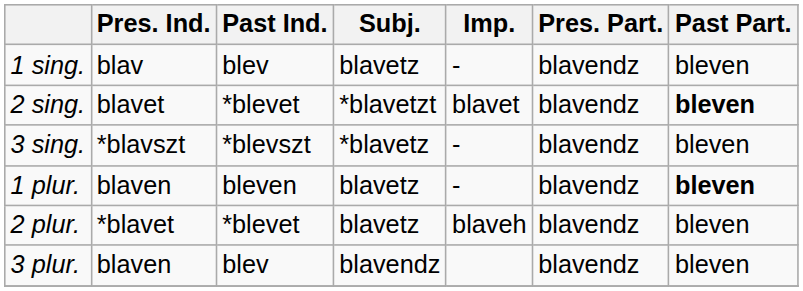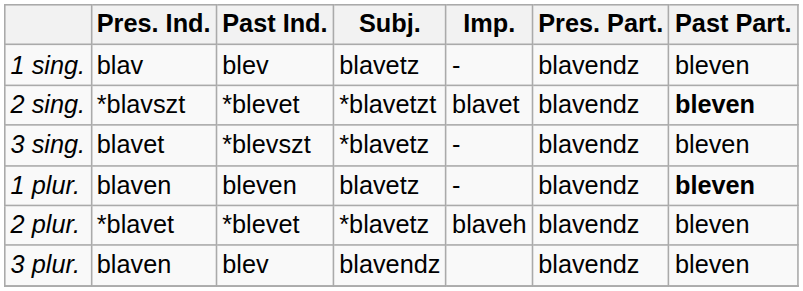(130, 104) blavet -> (141, 104) *blavszt
(141, 144) *blavszt -> (130, 144) blavet
(379, 225) blavetz -> (384, 225) *blavetz
